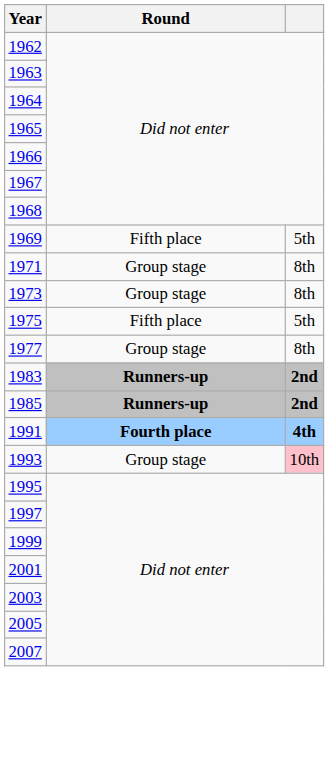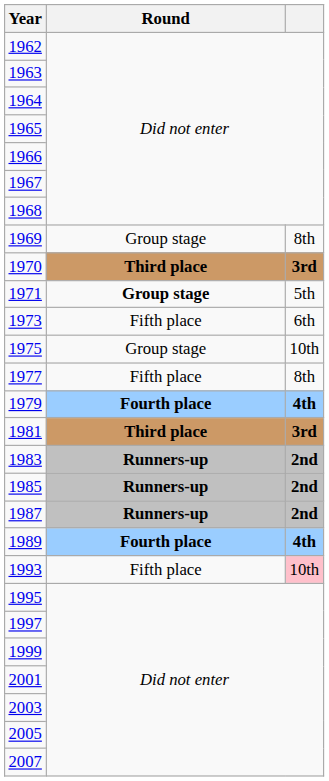(166, 239) Fifth place -> (166, 239) Group stage
(304, 239) 5th -> (304, 239) 8th
+ row: (25, 266)
(166, 266) normal -> (166, 294) bold
(304, 266) 8th -> (304, 294) 5th
(166, 294) Group stage -> (166, 321) Fifth place
(304, 294) 8th -> (304, 321) 6th
(166, 321) Fifth place -> (166, 349) Group stage
(304, 321) 5th -> (304, 349) 10th
(166, 349) Group stage -> (166, 376) Fifth place
+ row: (25, 404)
+ row: (25, 431)
+ row: (25, 514)
+ row: (25, 542)
- row: (25, 431)
(166, 459) Group stage -> (166, 569) Fifth place
